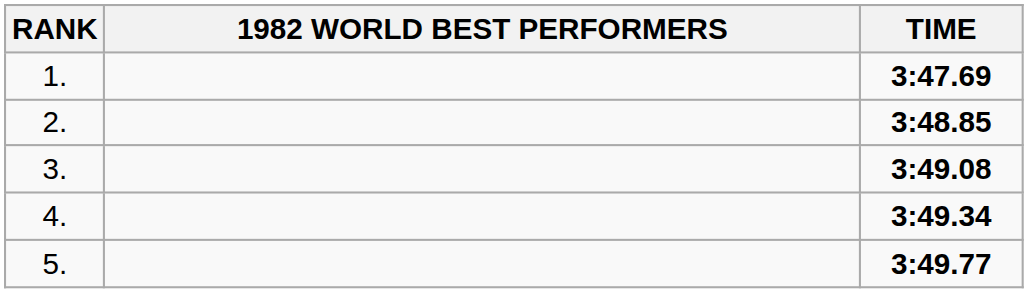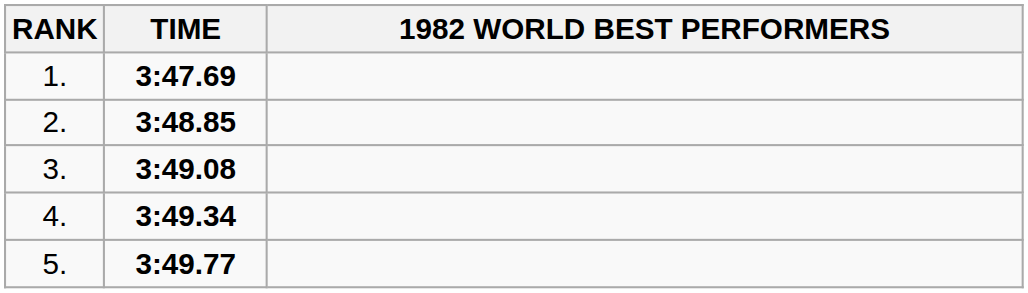columns swapped: (482, 29) <-> (941, 29)
